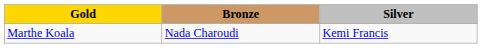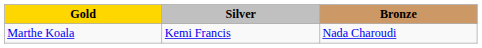columns swapped: (398, 14) <-> (241, 14)
